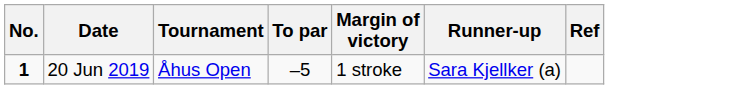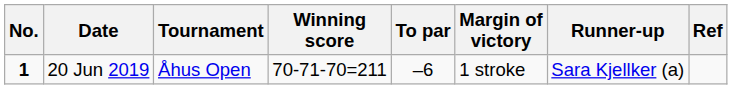+ column: (330, 30)
(300, 70) –5 -> (423, 70) –6
